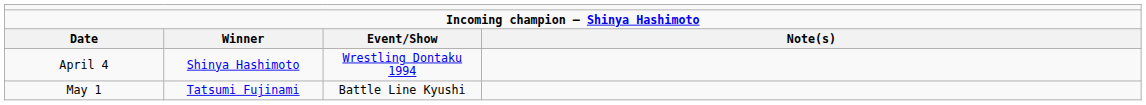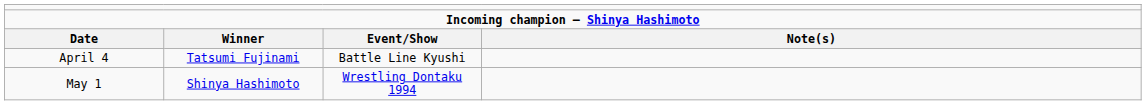(243, 64) Shinya Hashimoto -> (243, 58) Tatsumi Fujinami
(402, 64) Wrestling Dontaku 1994 -> (402, 58) Battle Line Kyushi
(243, 90) Tatsumi Fujinami -> (243, 84) Shinya Hashimoto
(402, 90) Battle Line Kyushi -> (402, 84) Wrestling Dontaku 1994
